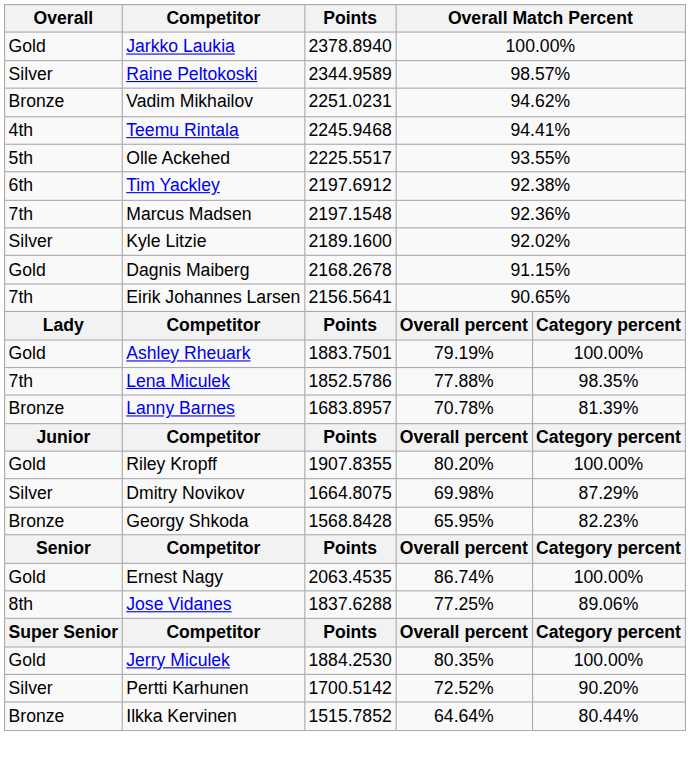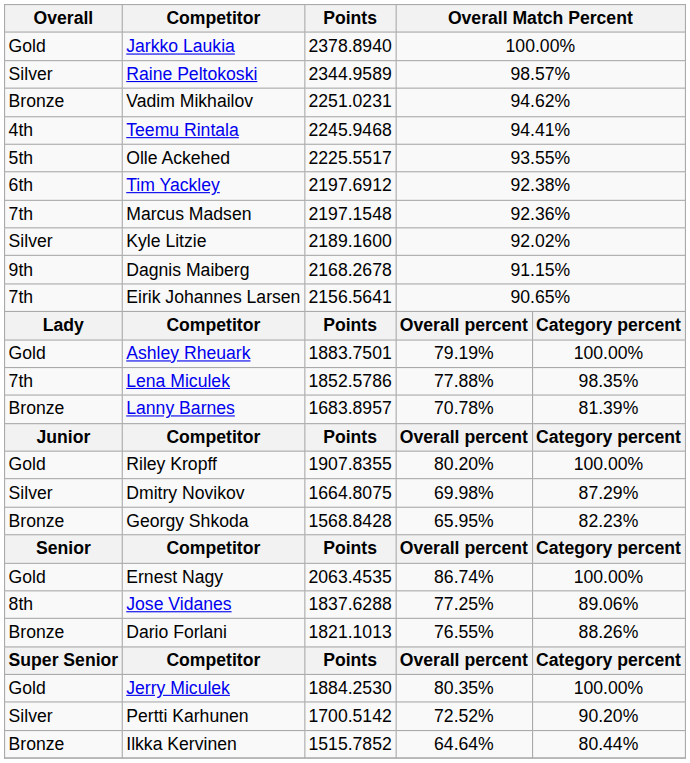(27, 269) Gold -> (21, 269) 9th
+ row: (177, 632)
